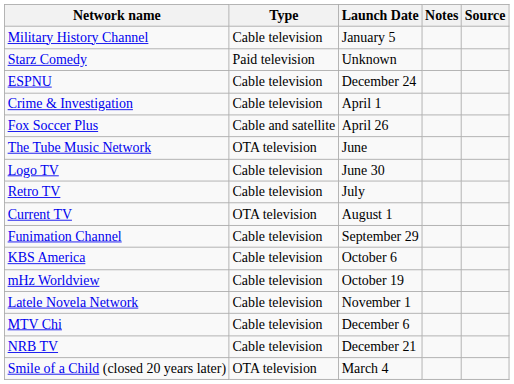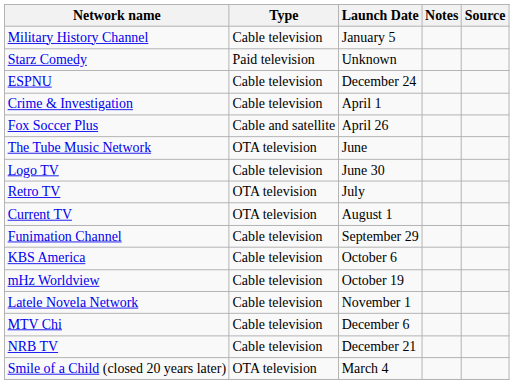(278, 192) Cable television -> (275, 192) OTA television
